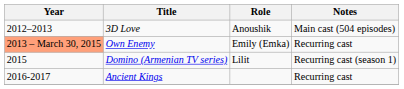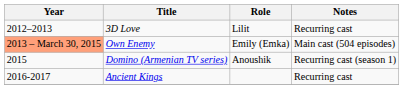(251, 28) Anoushik -> (241, 28) Lilit
(344, 28) Main cast (504 episodes) -> (323, 28) Recurring cast
(323, 44) Recurring cast -> (344, 44) Main cast (504 episodes)
(241, 60) Lilit -> (251, 60) Anoushik
